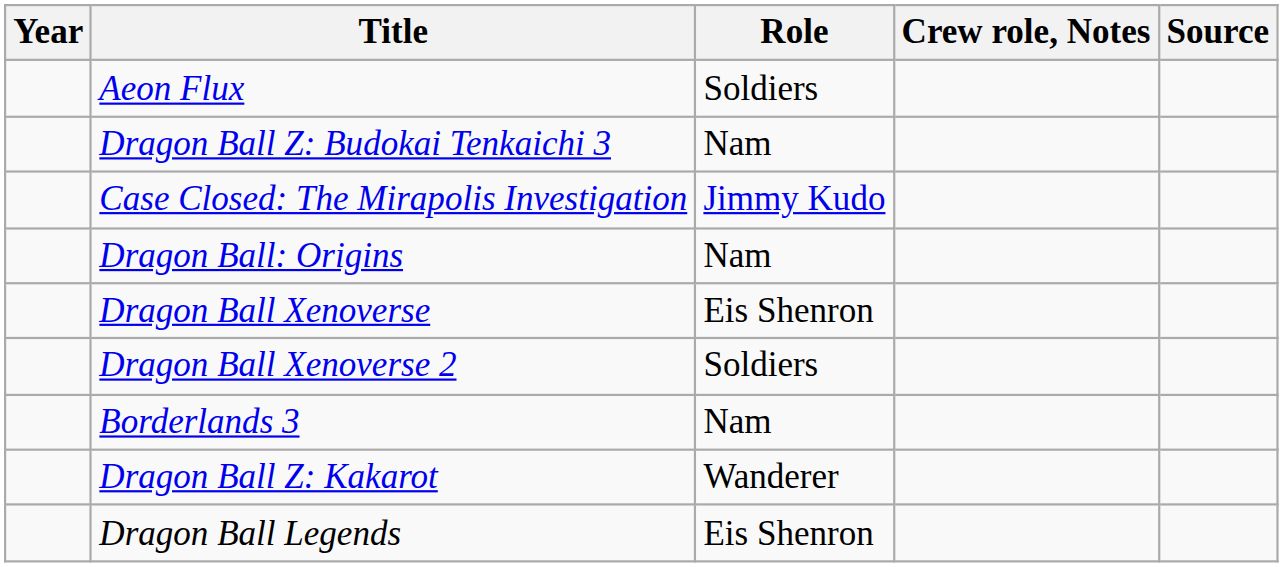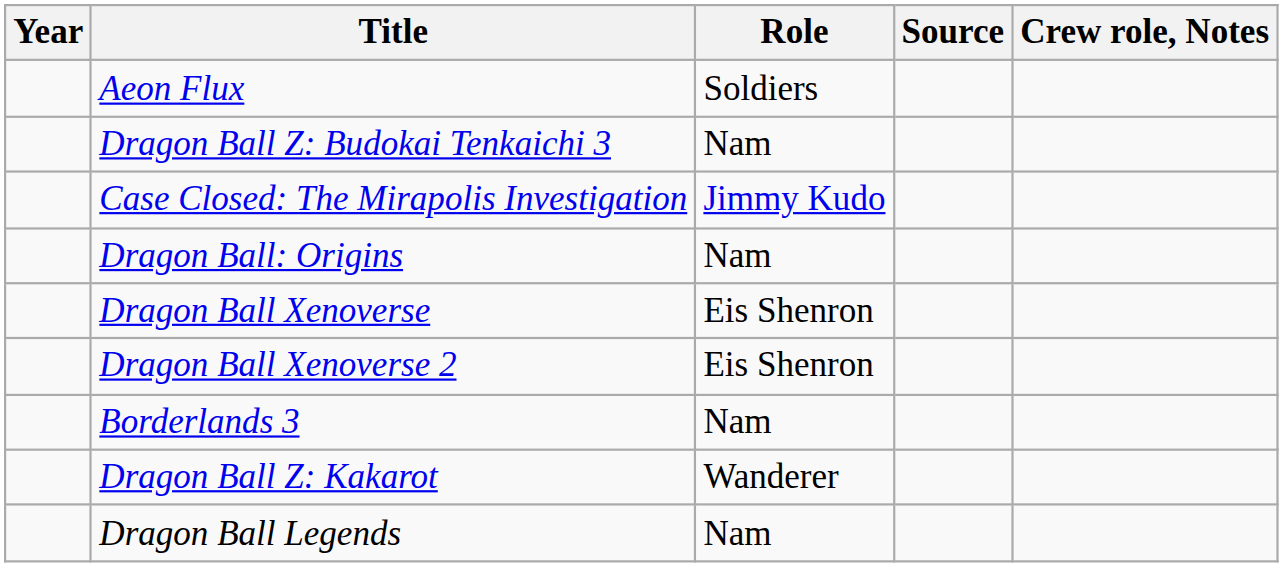columns swapped: (1026, 32) <-> (1218, 32)
(761, 365) Soldiers -> (789, 365) Eis Shenron
(789, 532) Eis Shenron -> (737, 532) Nam
